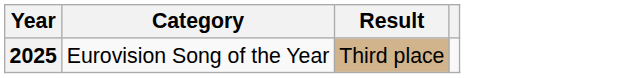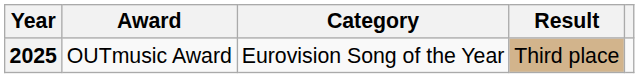+ column: (149, 21)
